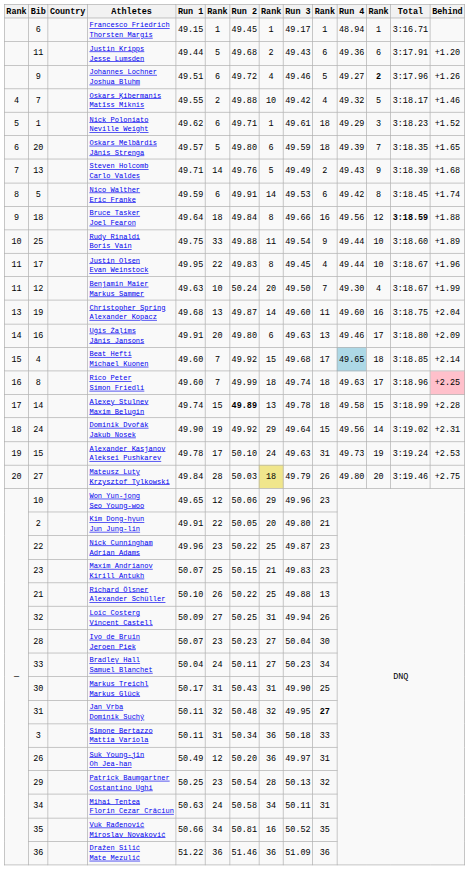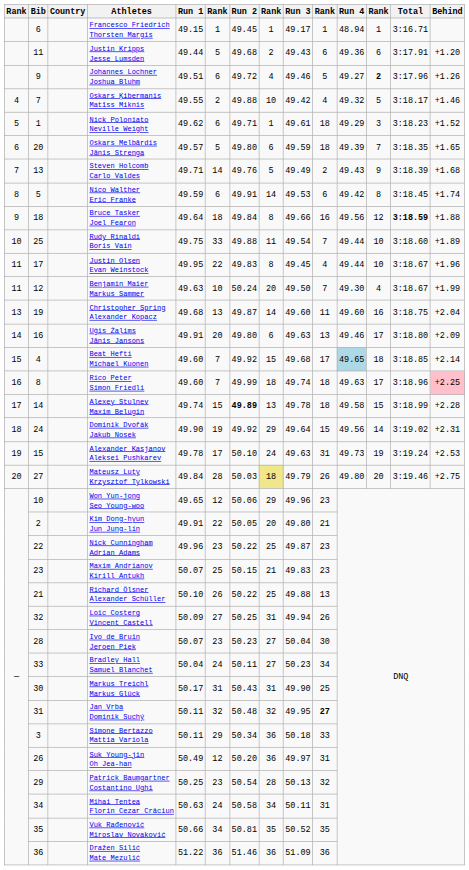(325, 242) 9 -> (325, 242) 7
(217, 736) 31 -> (217, 736) 29
(271, 830) 16 -> (271, 830) 35
